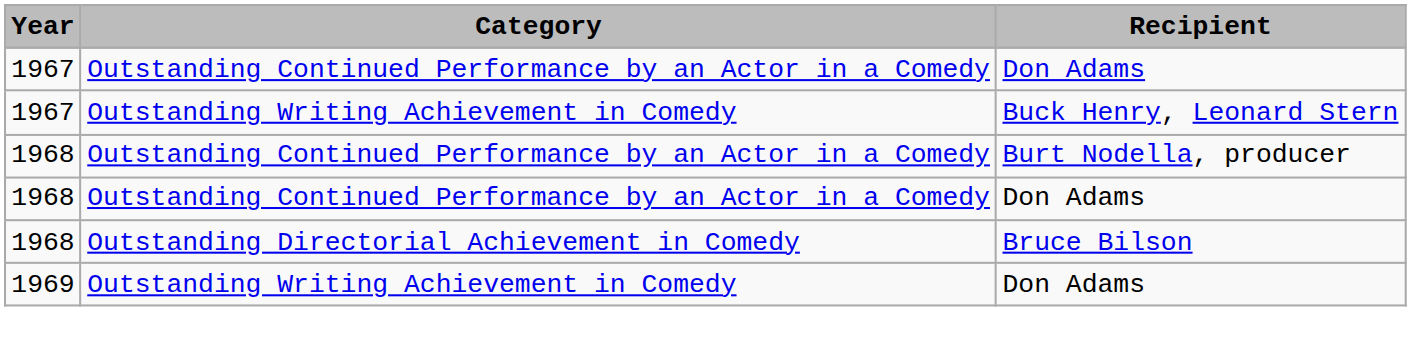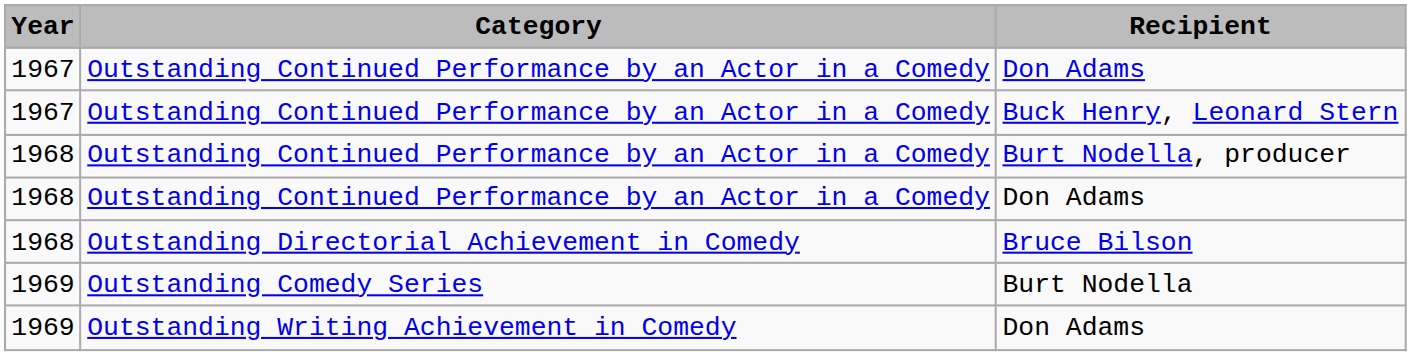(412, 113) Outstanding Writing Achievement in Comedy -> (539, 113) Outstanding Continued Performance by an Actor in a Comedy
+ row: (43, 285)
